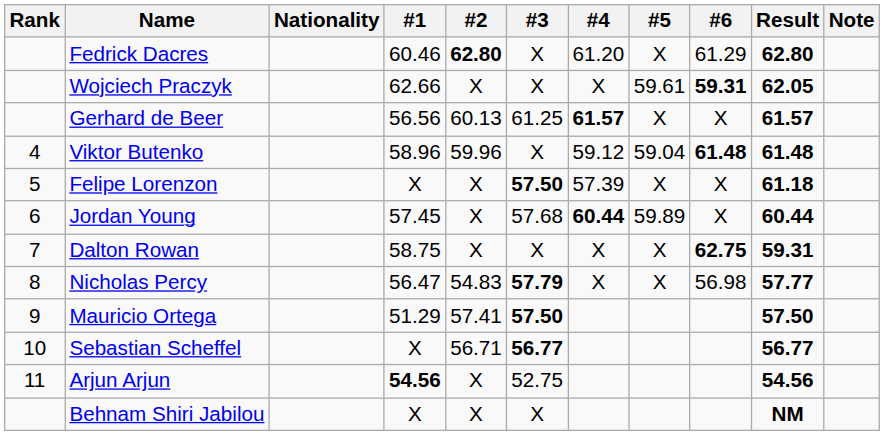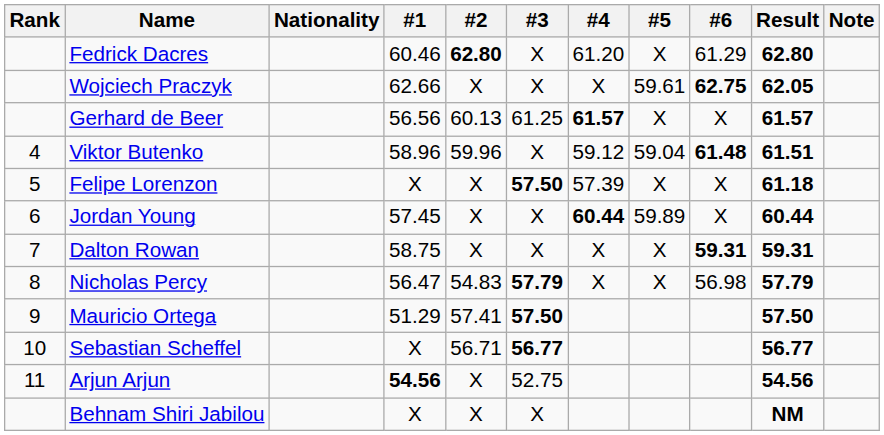(721, 86) 59.31 -> (721, 86) 62.75
(788, 151) 61.48 -> (788, 151) 61.51
(537, 217) 57.68 -> (537, 217) X
(721, 250) 62.75 -> (721, 250) 59.31
(788, 282) 57.77 -> (788, 282) 57.79
